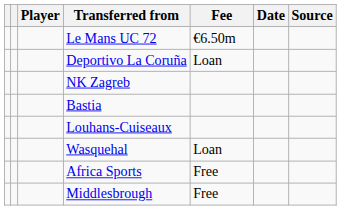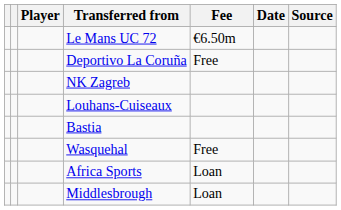(208, 60) Loan -> (206, 60) Free
rows swapped: (119, 127) <-> (84, 104)
(208, 149) Loan -> (206, 149) Free
(206, 171) Free -> (208, 171) Loan
(206, 194) Free -> (208, 194) Loan
